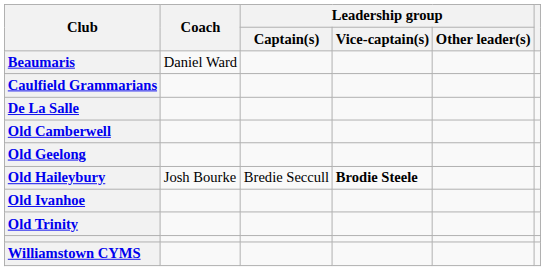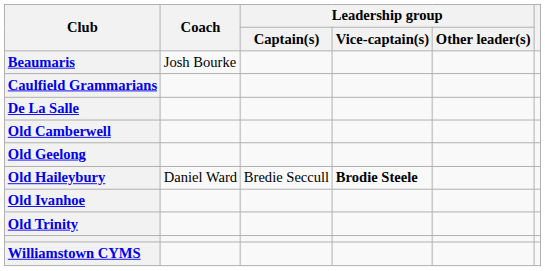(200, 62) Daniel Ward -> (200, 62) Josh Bourke
(200, 177) Josh Bourke -> (200, 177) Daniel Ward
